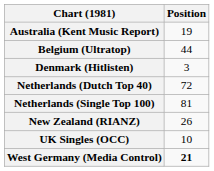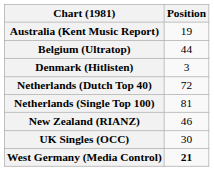(186, 121) 26 -> (186, 121) 46
(186, 139) 10 -> (186, 139) 30
